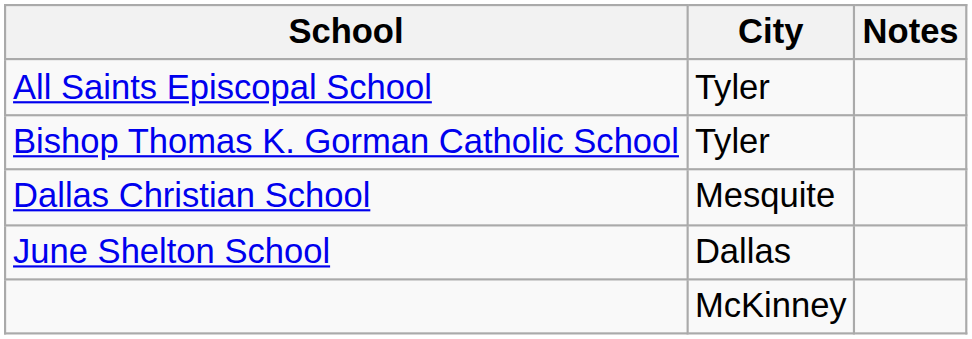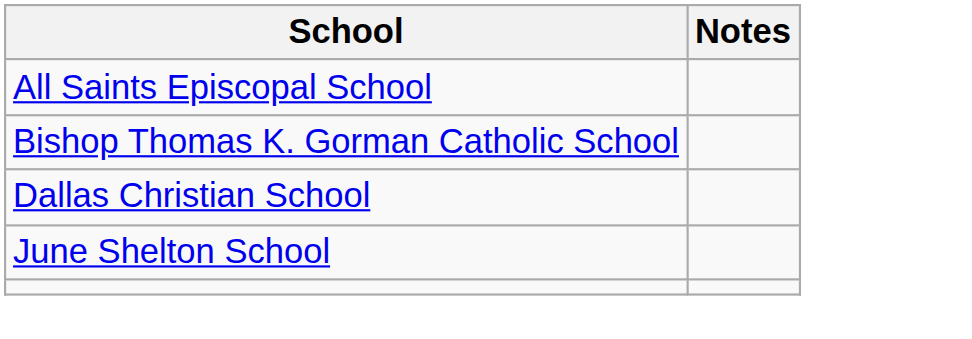- column: (771, 31)
